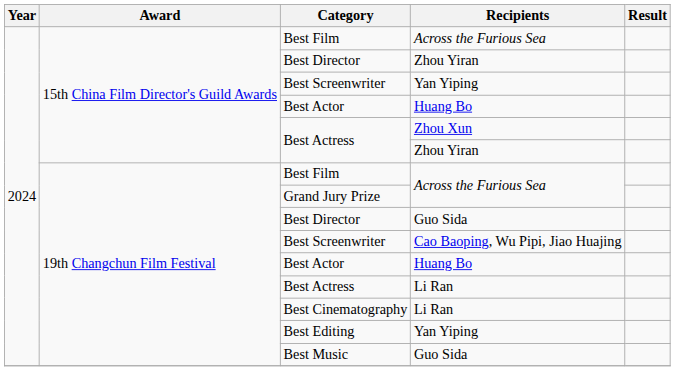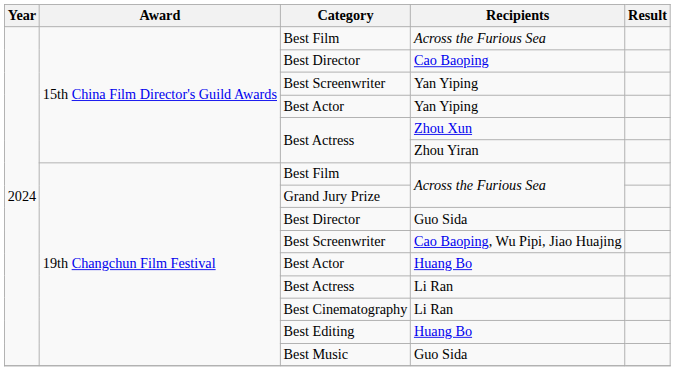(446, 60) Zhou Yiran -> (451, 60) Cao Baoping
(443, 106) Huang Bo -> (446, 106) Yan Yiping
(446, 331) Yan Yiping -> (443, 331) Huang Bo
